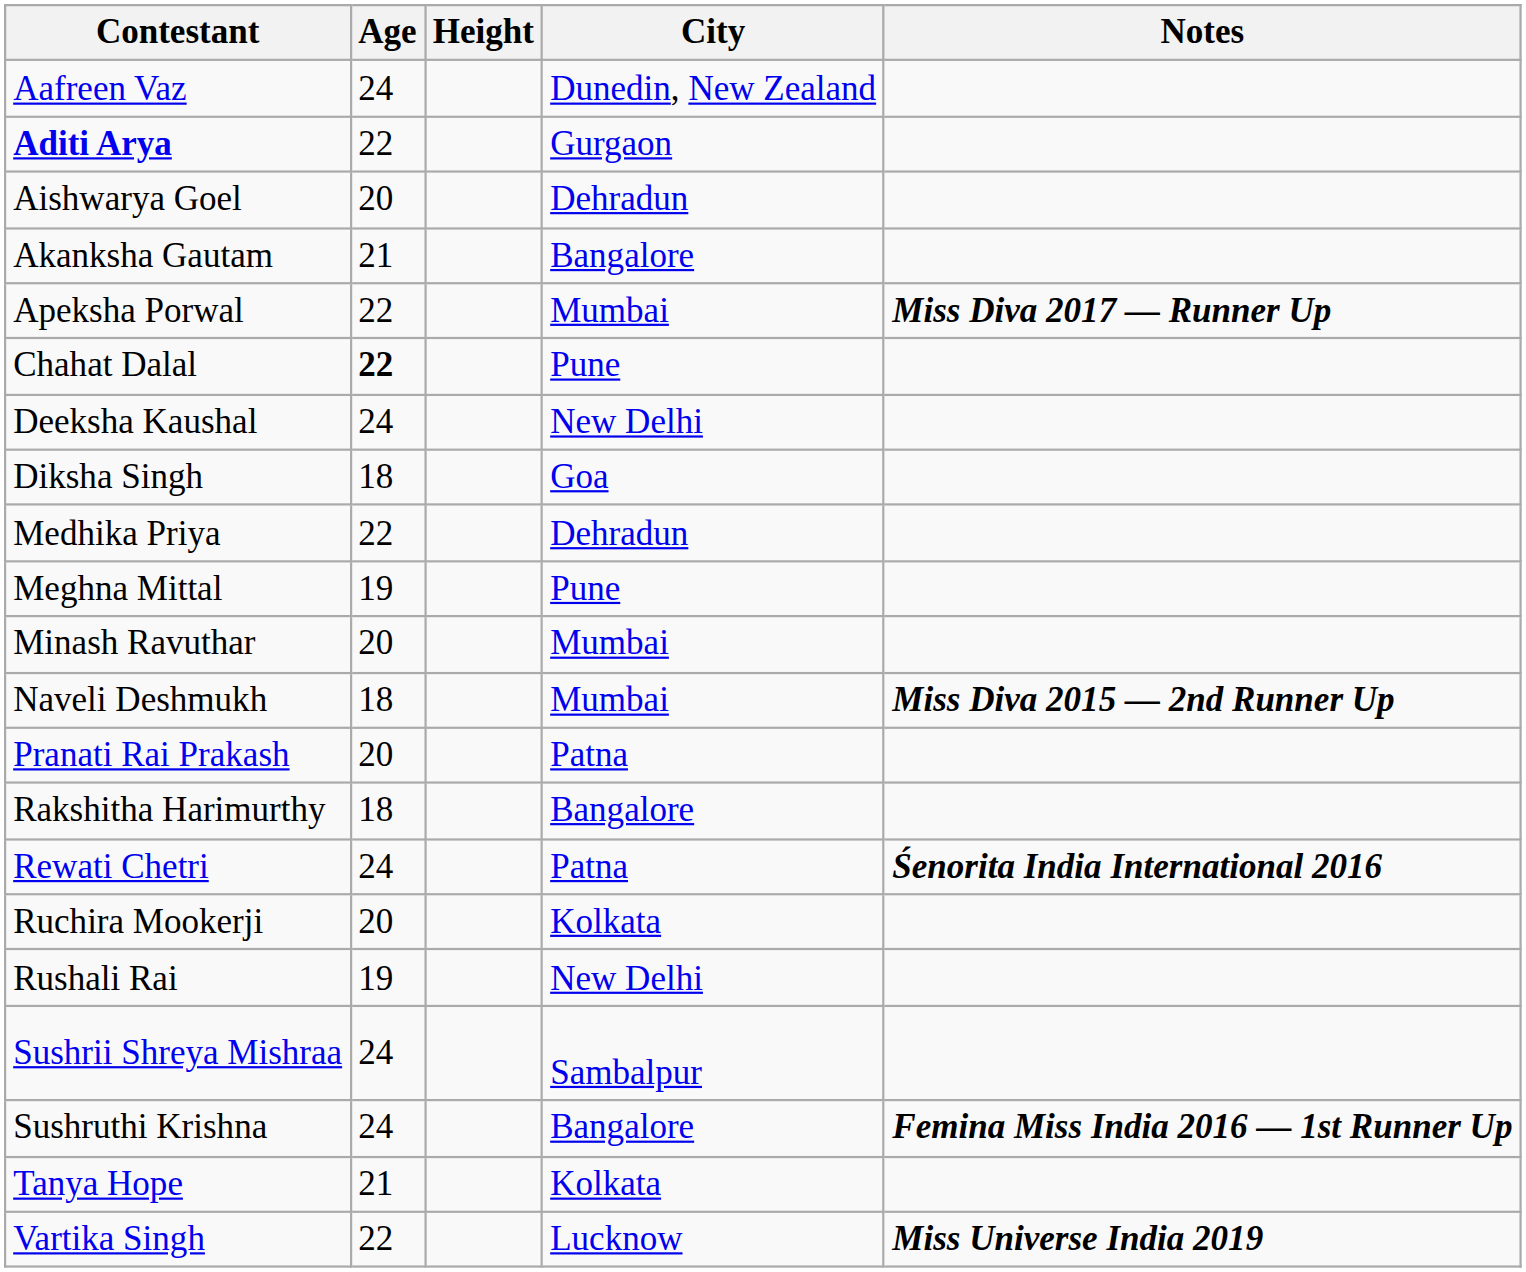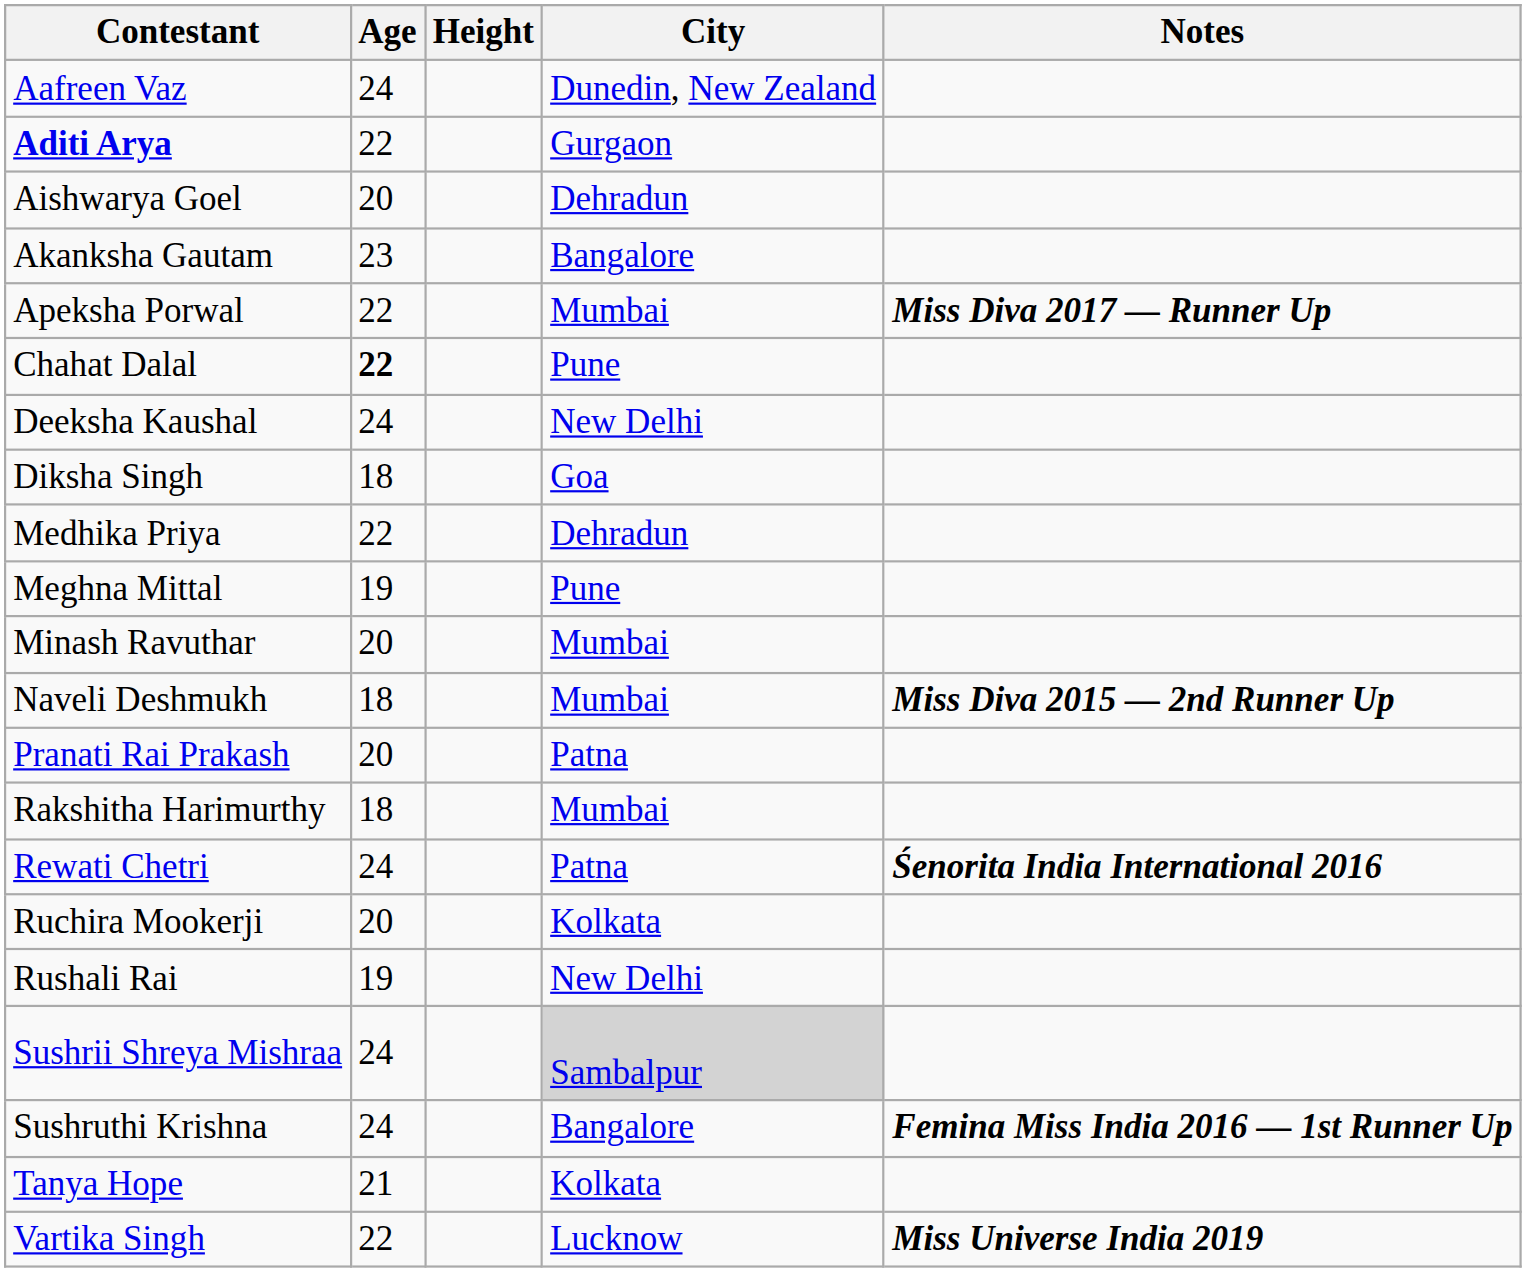(376, 254) 21 -> (376, 254) 23
(622, 810) Bangalore -> (610, 810) Mumbai
(626, 1071) no background -> (626, 1071) lightgrey background
